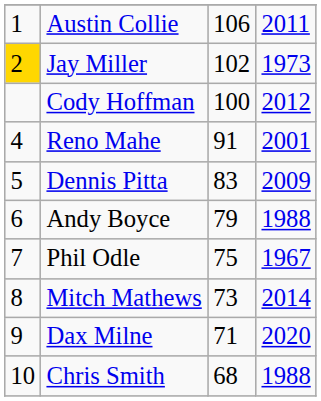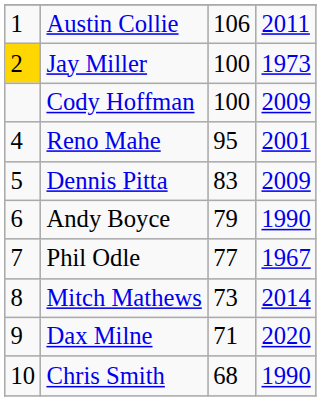(232, 63) 102 -> (232, 63) 100
(286, 102) 2012 -> (286, 102) 2009
(225, 141) 91 -> (225, 141) 95
(286, 219) 1988 -> (286, 219) 1990
(225, 258) 75 -> (225, 258) 77
(286, 375) 1988 -> (286, 375) 1990
